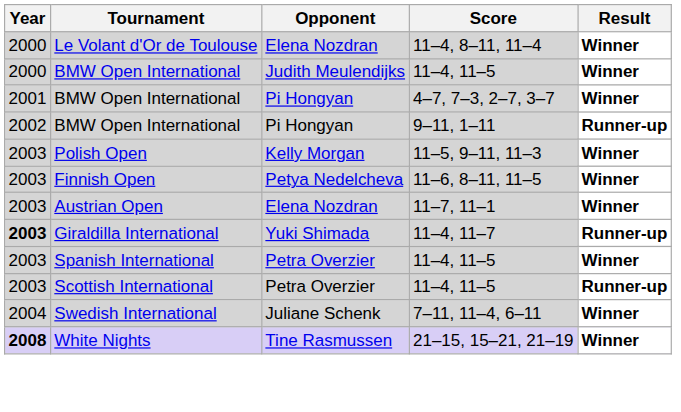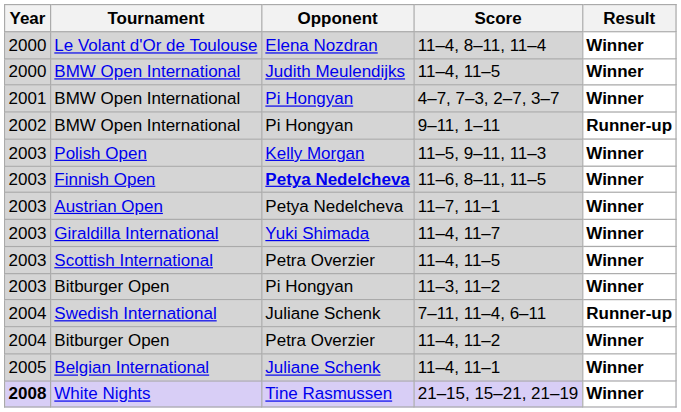(334, 179) normal -> (338, 179) bold
(322, 206) Elena Nozdran -> (334, 206) Petya Nedelcheva
(27, 233) bold -> (27, 233) normal
(624, 233) Runner-up -> (615, 233) Winner
- row: (134, 260)
(624, 287) Runner-up -> (615, 260) Winner
+ row: (112, 287)
(610, 314) Winner -> (629, 314) Runner-up
+ row: (112, 341)
+ row: (132, 367)
